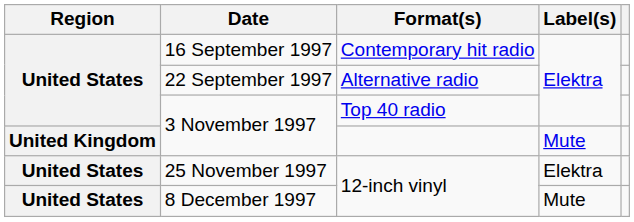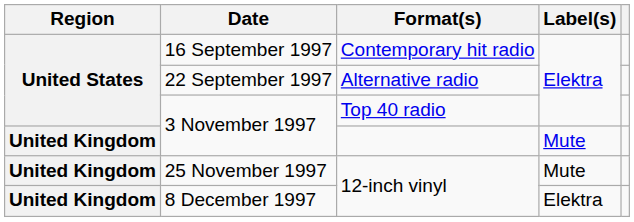(82, 170) United States -> (82, 170) United Kingdom
(573, 170) Elektra -> (564, 170) Mute
(82, 200) United States -> (82, 200) United Kingdom
(564, 200) Mute -> (573, 200) Elektra
